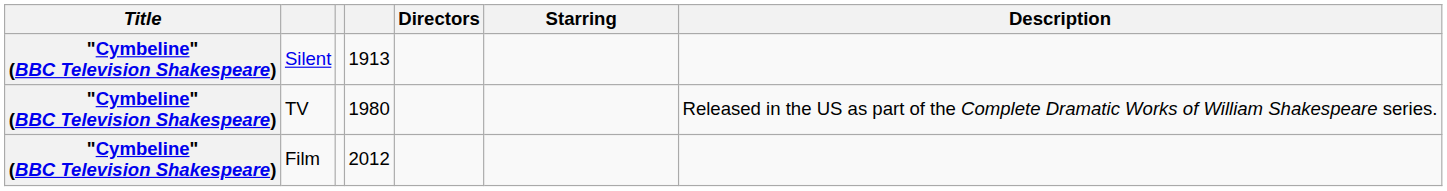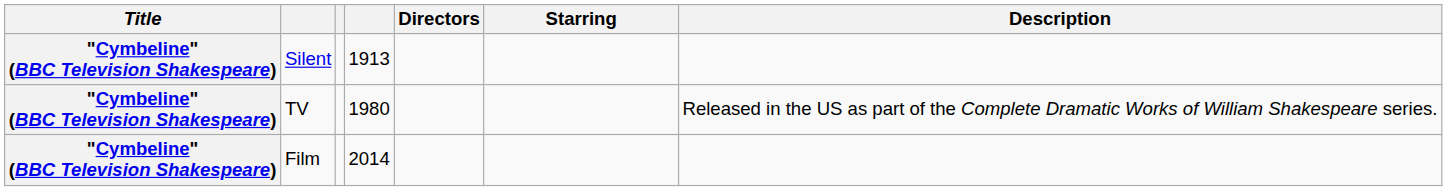(369, 159) 2012 -> (369, 159) 2014
